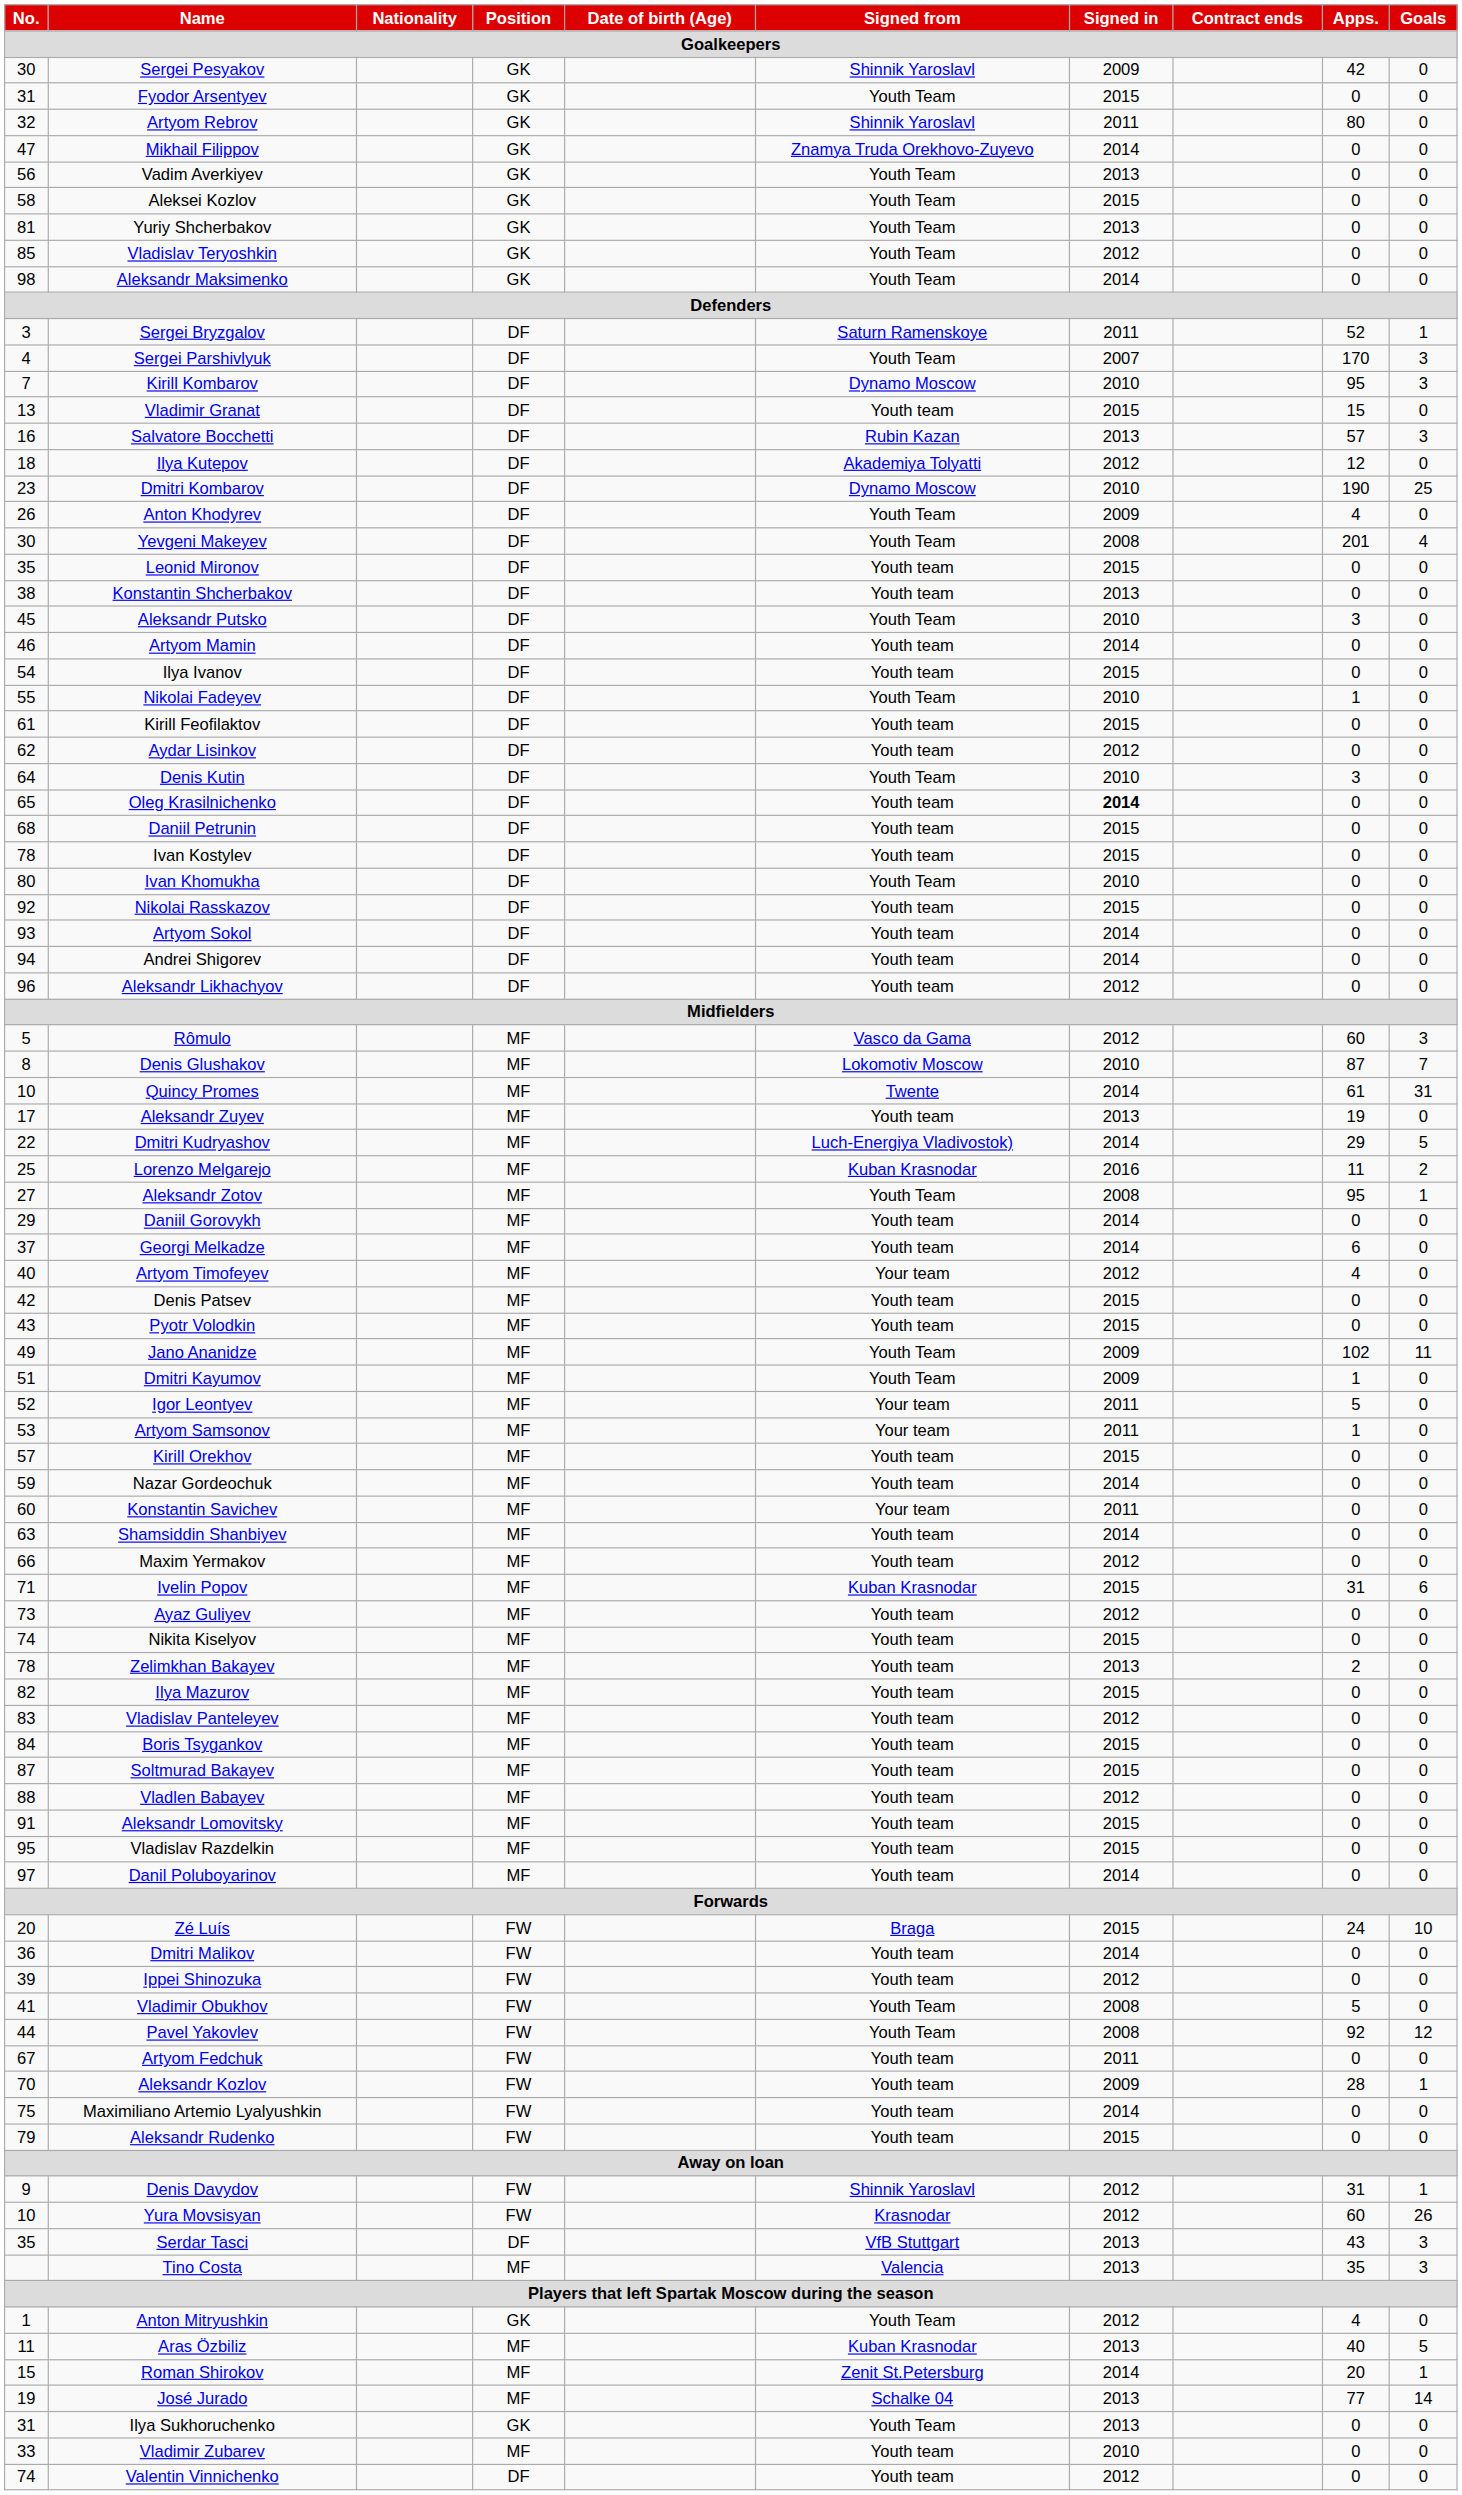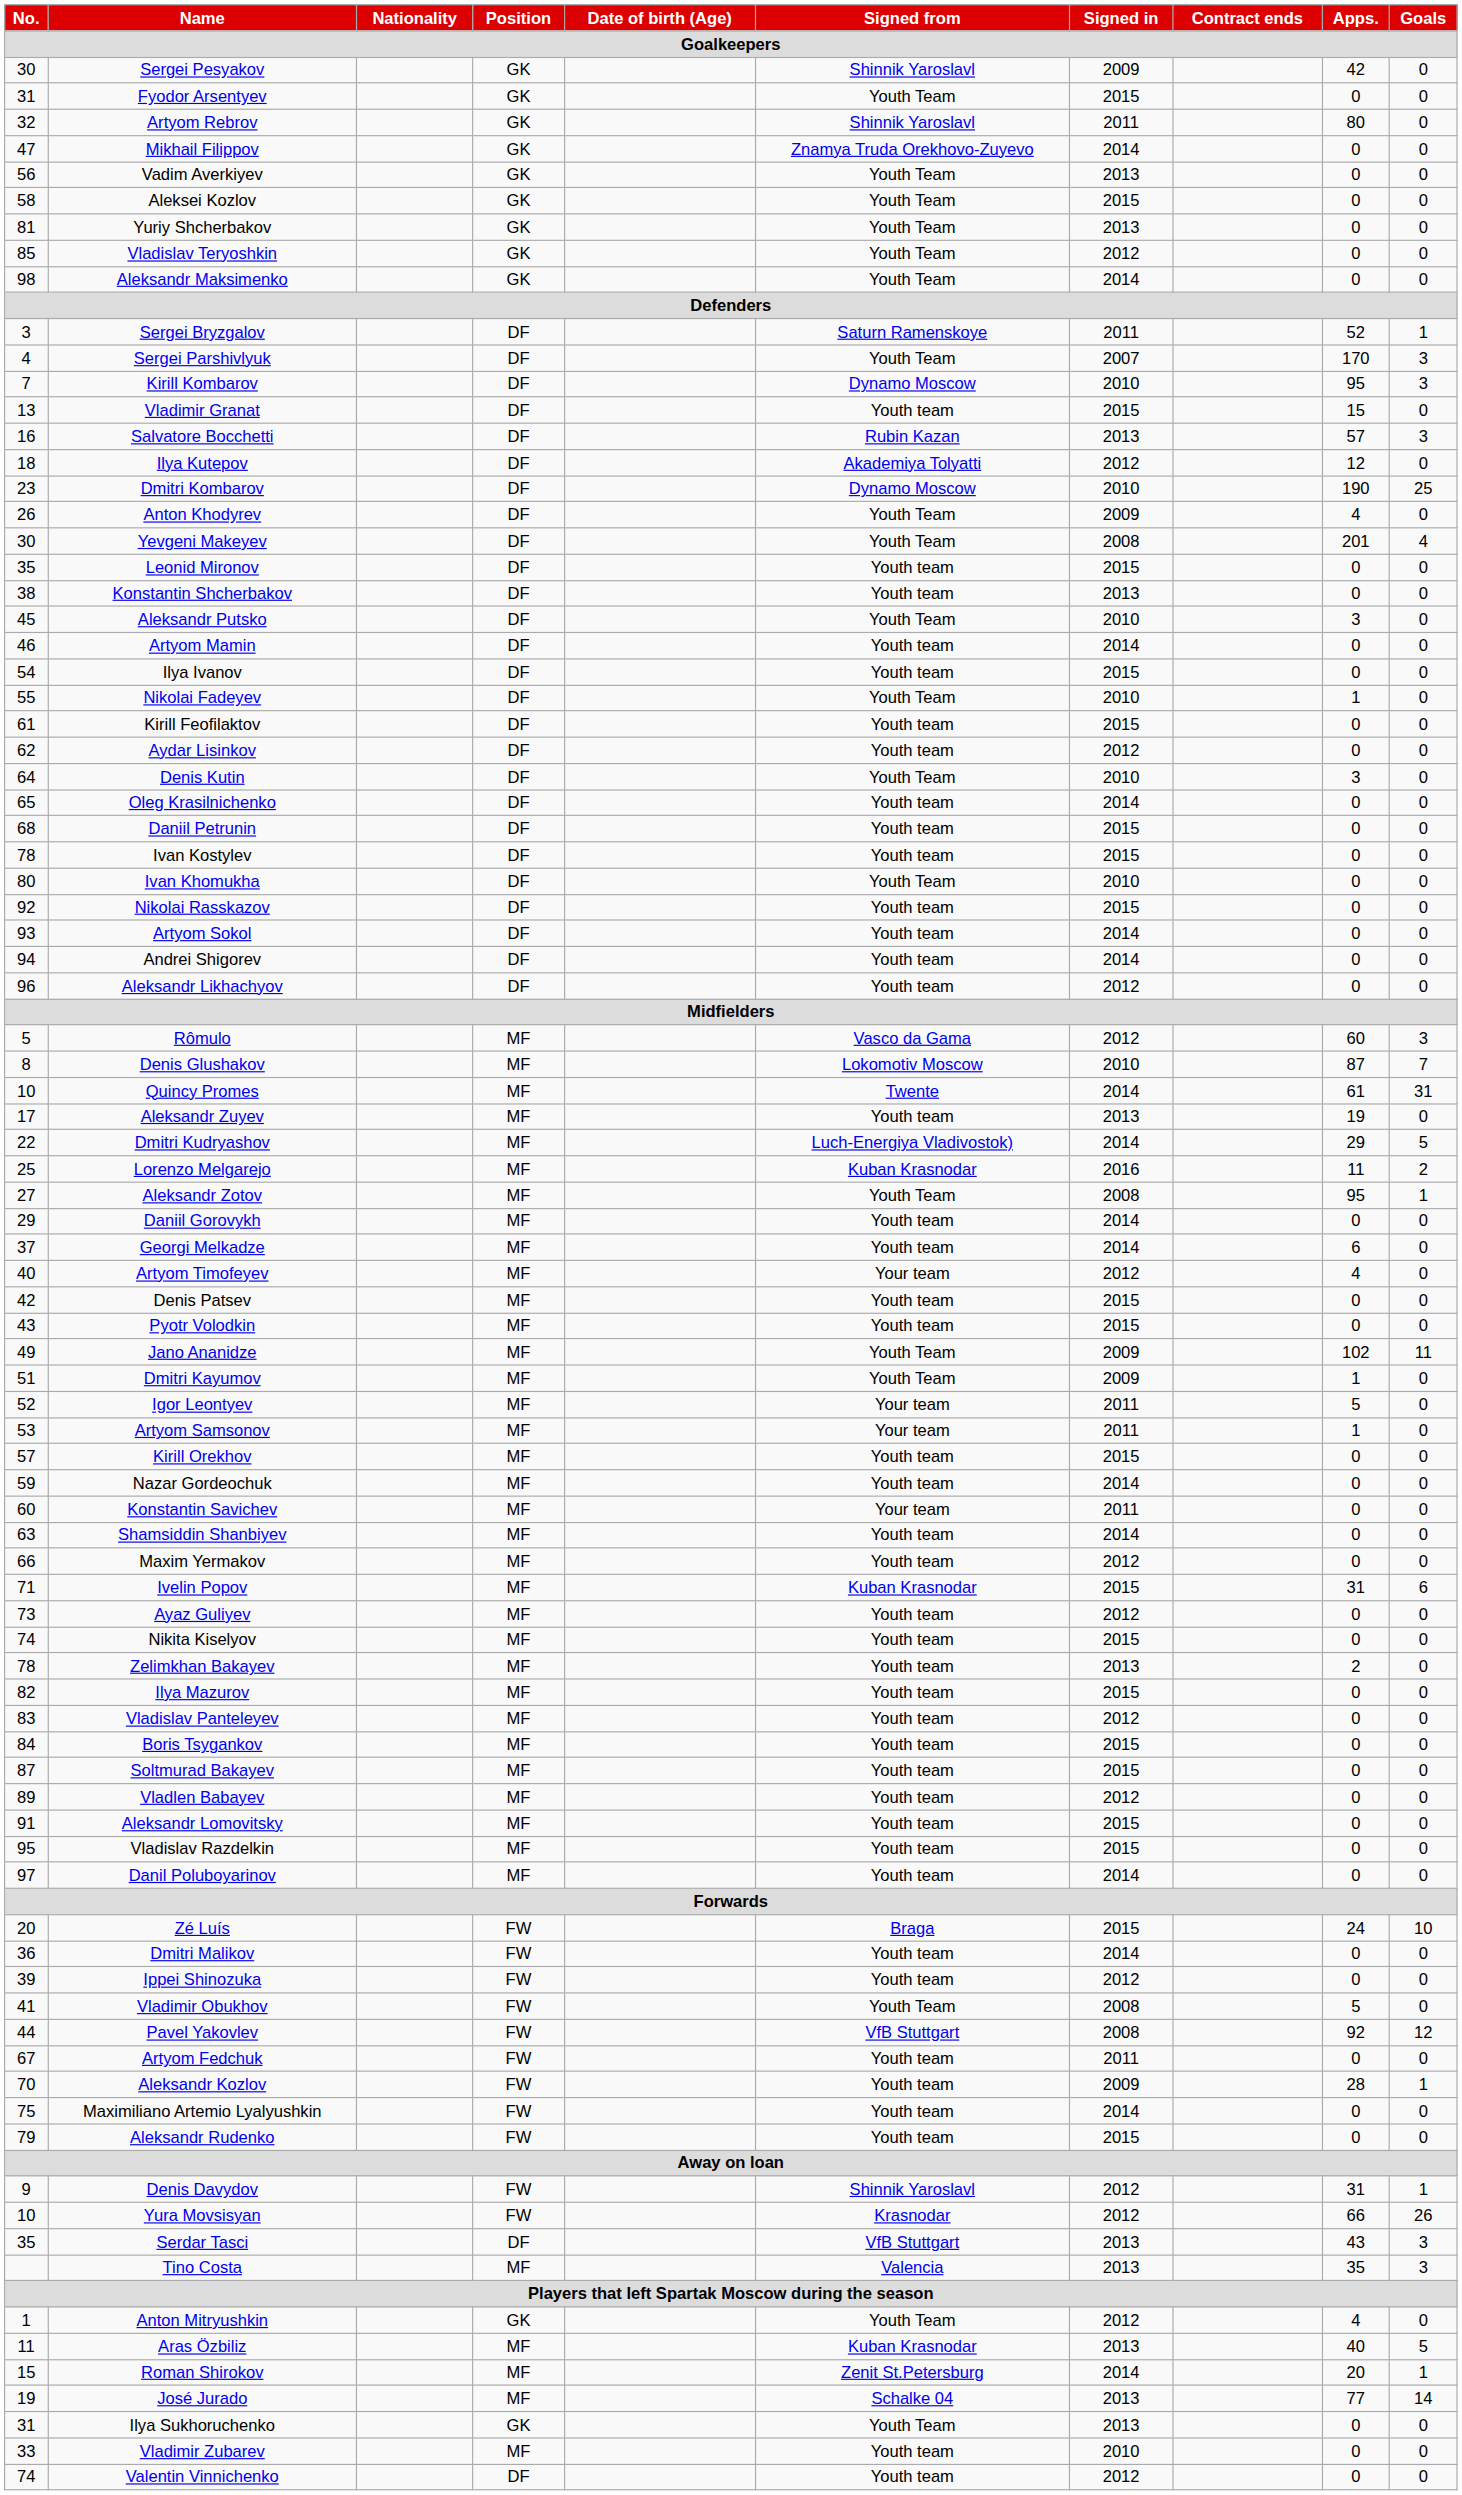(1121, 803) bold -> (1121, 803) normal
(26, 1797) 88 -> (26, 1797) 89
(912, 2033) Youth Team -> (912, 2033) VfB Stuttgart
(1356, 2216) 60 -> (1356, 2216) 66
